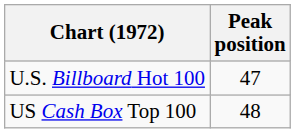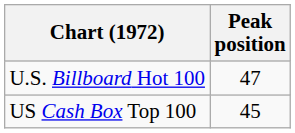(250, 111) 48 -> (250, 111) 45
